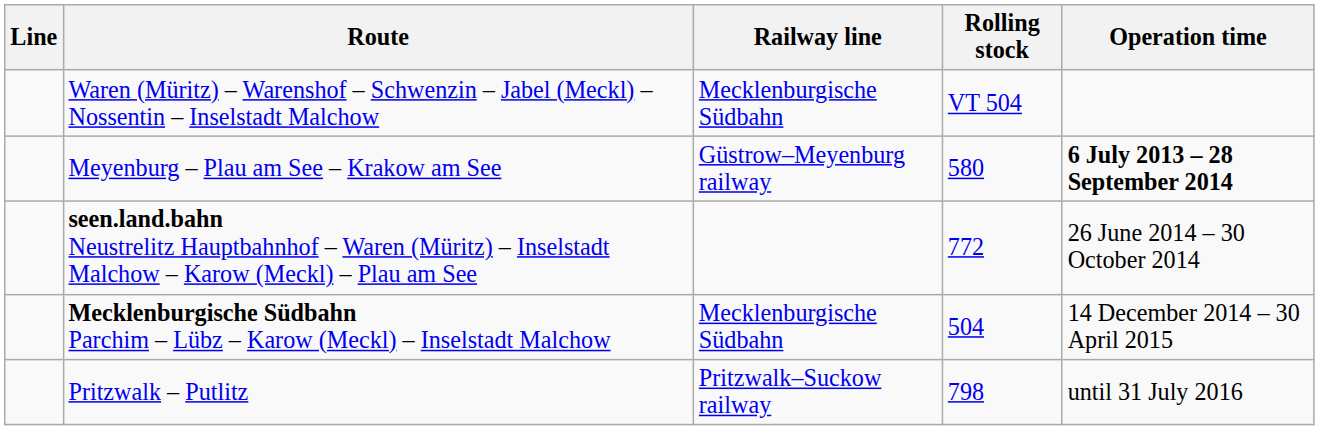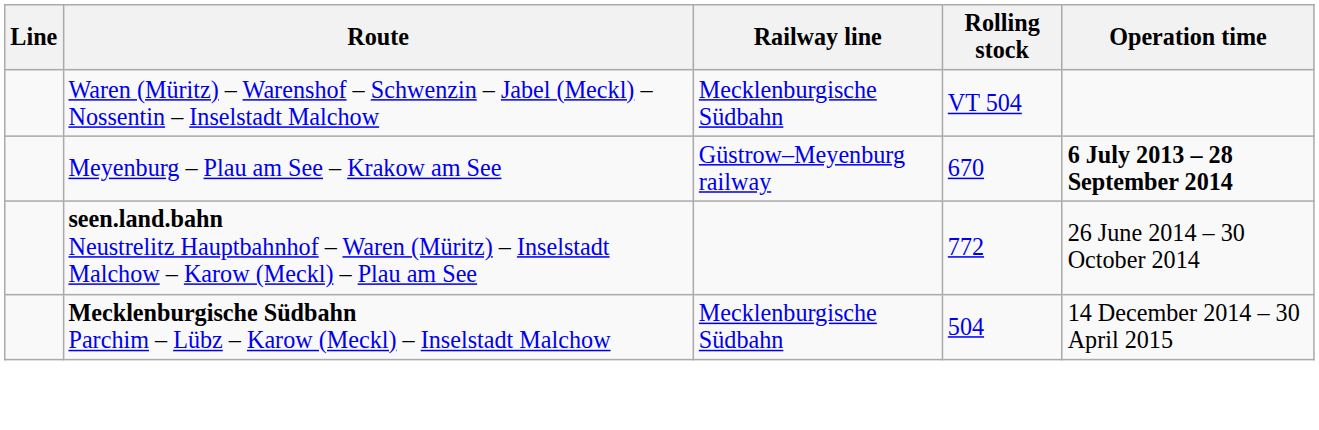(966, 168) 580 -> (966, 168) 670
- row: (158, 391)
